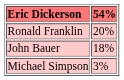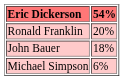(101, 66) 3% -> (101, 66) 6%
